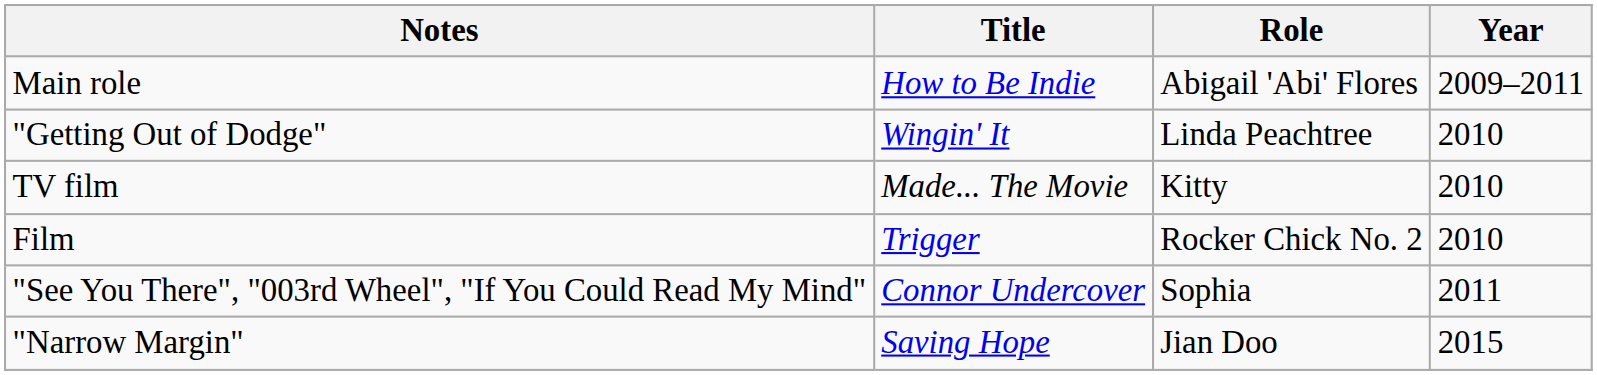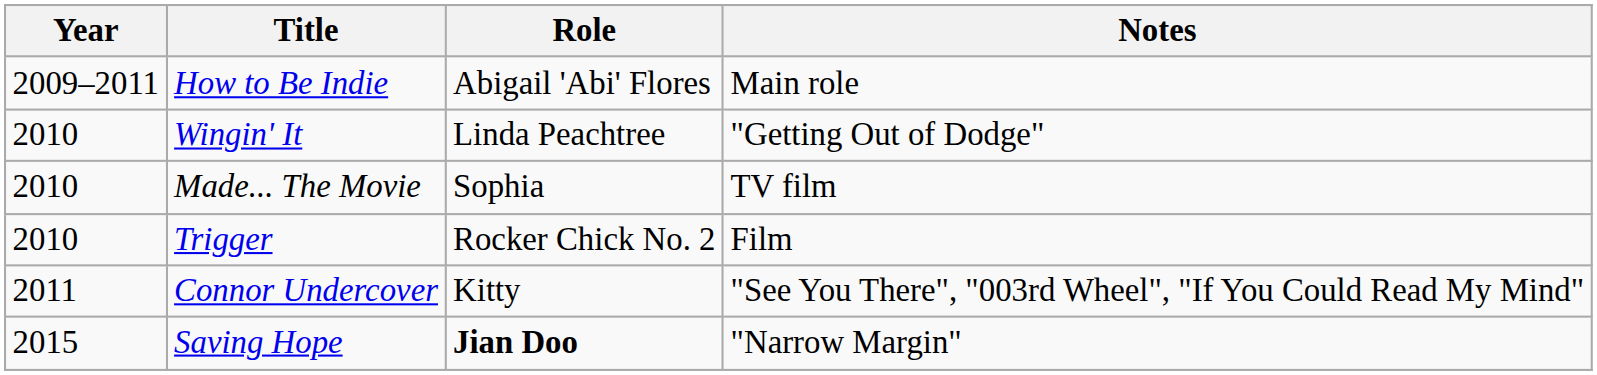columns swapped: (1511, 30) <-> (439, 30)
(1194, 186) Kitty -> (499, 186) Sophia
(1206, 290) Sophia -> (487, 290) Kitty
(1219, 342) normal -> (516, 342) bold
